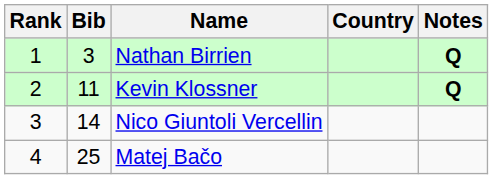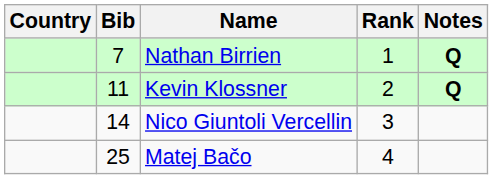columns swapped: (36, 21) <-> (373, 21)
(89, 55) 3 -> (118, 55) 7
